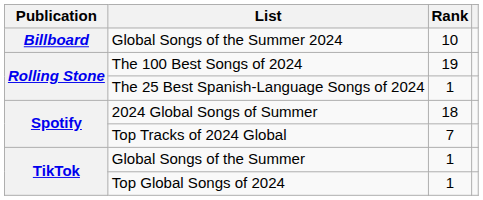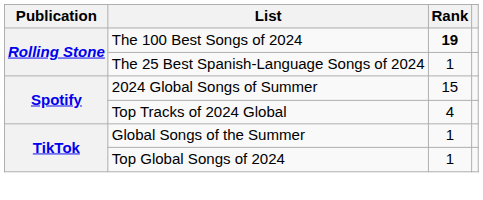- row: (227, 40)
(450, 64) normal -> (450, 40) bold
(450, 111) 18 -> (450, 87) 15
(450, 135) 7 -> (450, 111) 4
